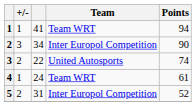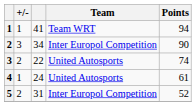(72, 77) Team WRT -> (86, 77) United Autosports
